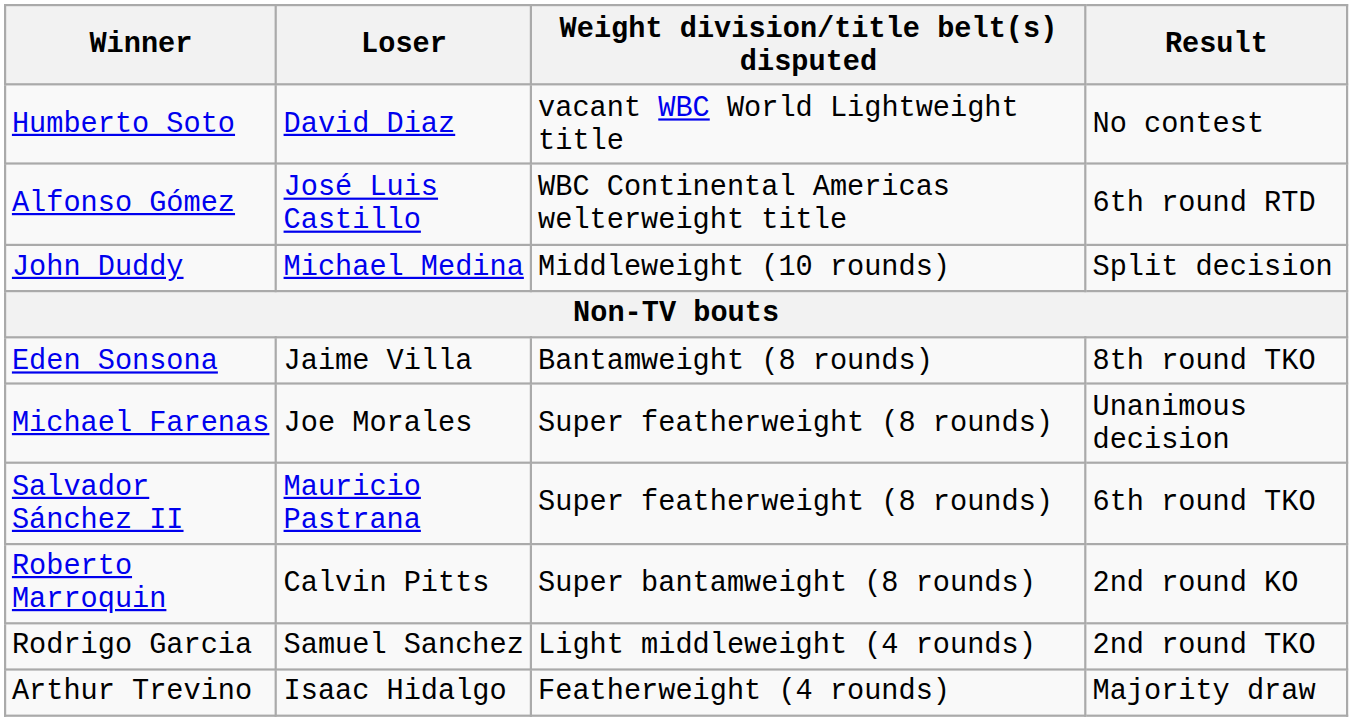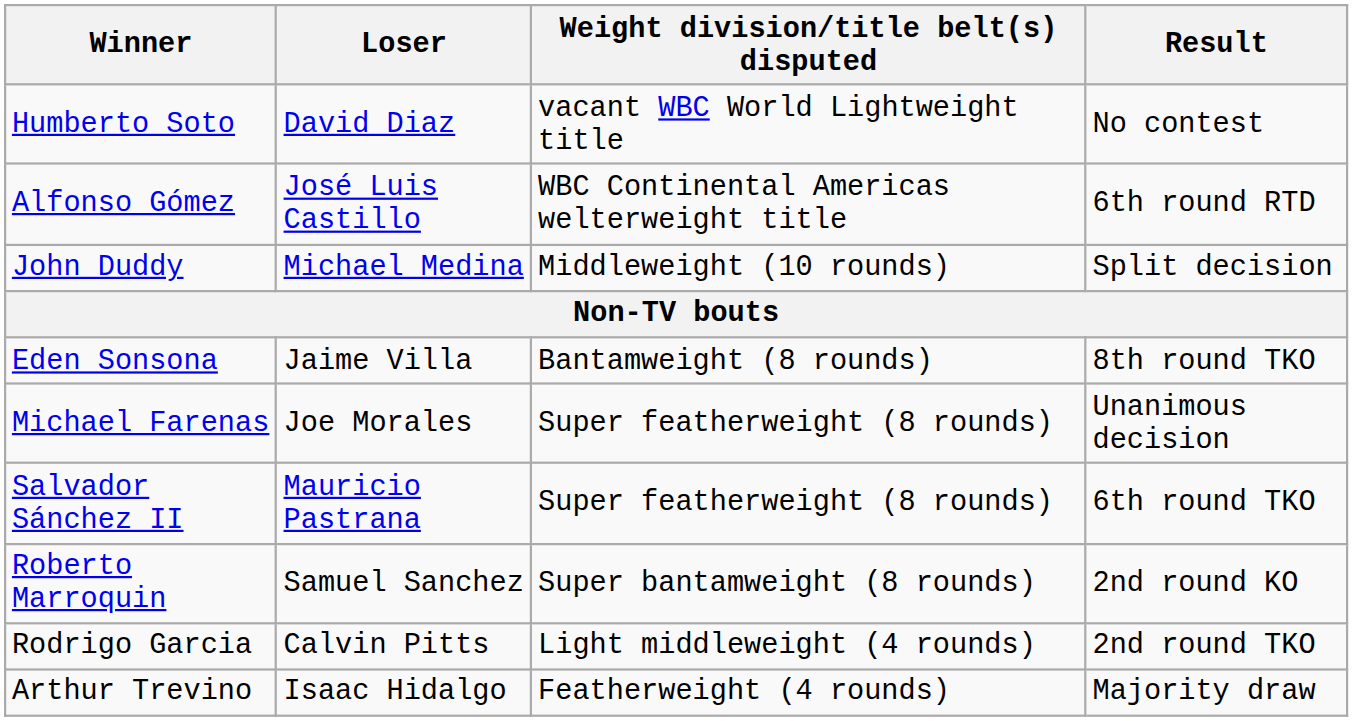(387, 583) Calvin Pitts -> (404, 583) Samuel Sanchez
(404, 646) Samuel Sanchez -> (387, 646) Calvin Pitts
